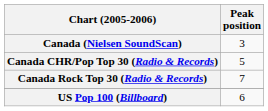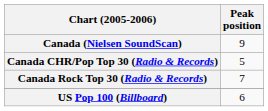(242, 43) 3 -> (242, 43) 9
